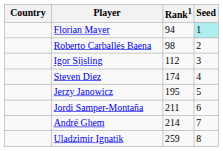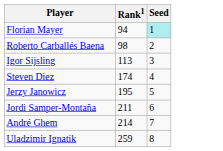- column: (28, 13)
(172, 61) 112 -> (125, 61) 113
